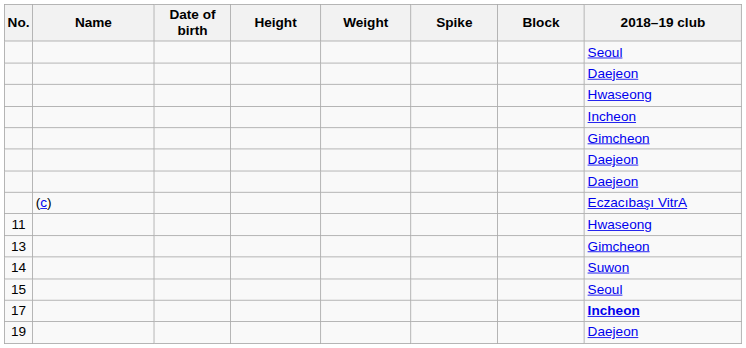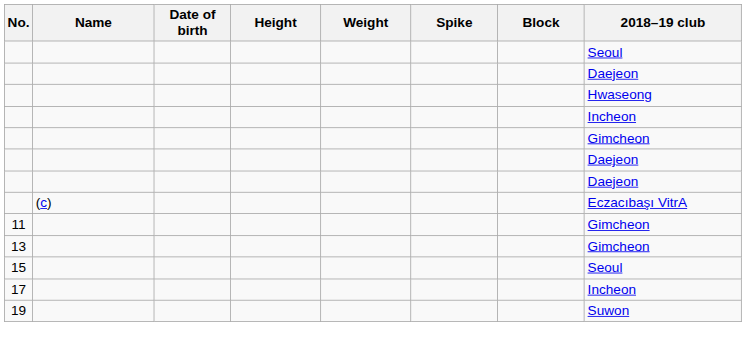(620, 224) Hwaseong -> (619, 224) Gimcheon
- row: (19, 267)
(614, 310) bold -> (612, 289) normal
(613, 332) Daejeon -> (608, 310) Suwon
